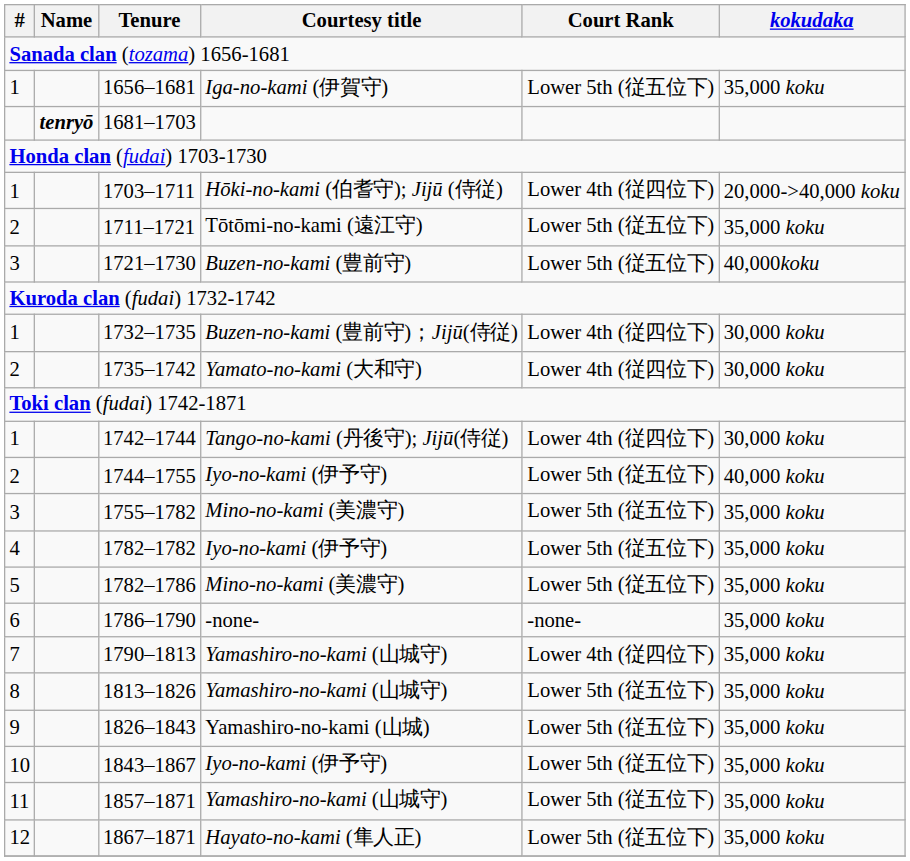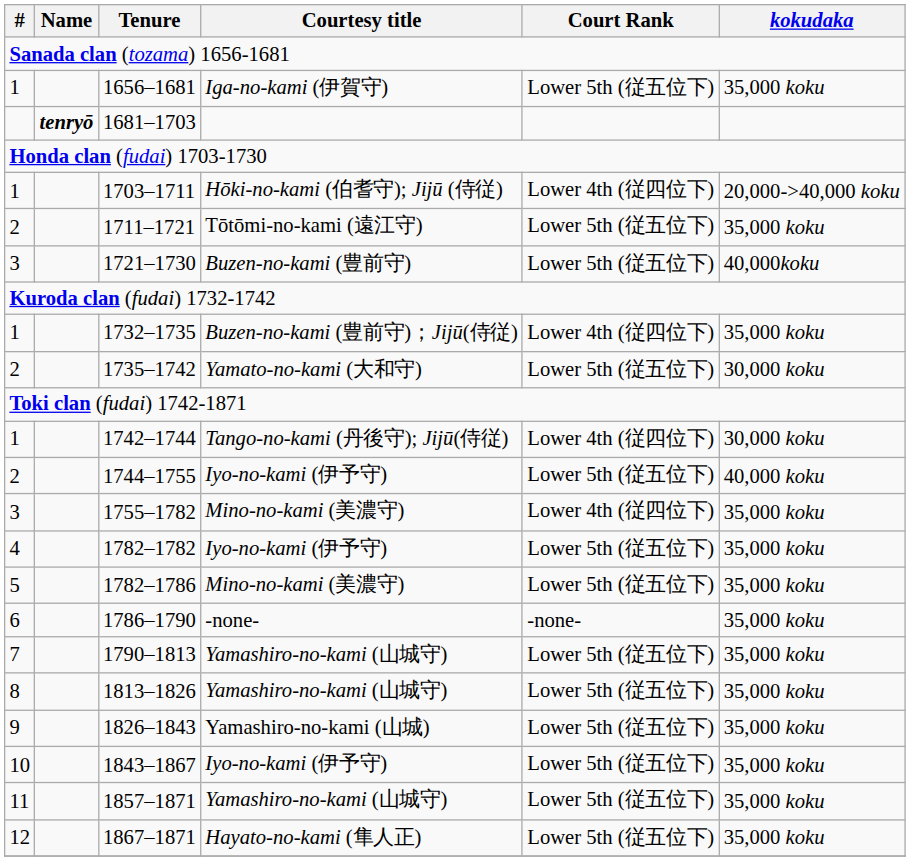(774, 332) 30,000 koku -> (774, 332) 35,000 koku
(621, 368) Lower 4th (従四位下) -> (621, 368) Lower 5th (従五位下)
(621, 511) Lower 5th (従五位下) -> (621, 511) Lower 4th (従四位下)
(621, 653) Lower 4th (従四位下) -> (621, 653) Lower 5th (従五位下)
